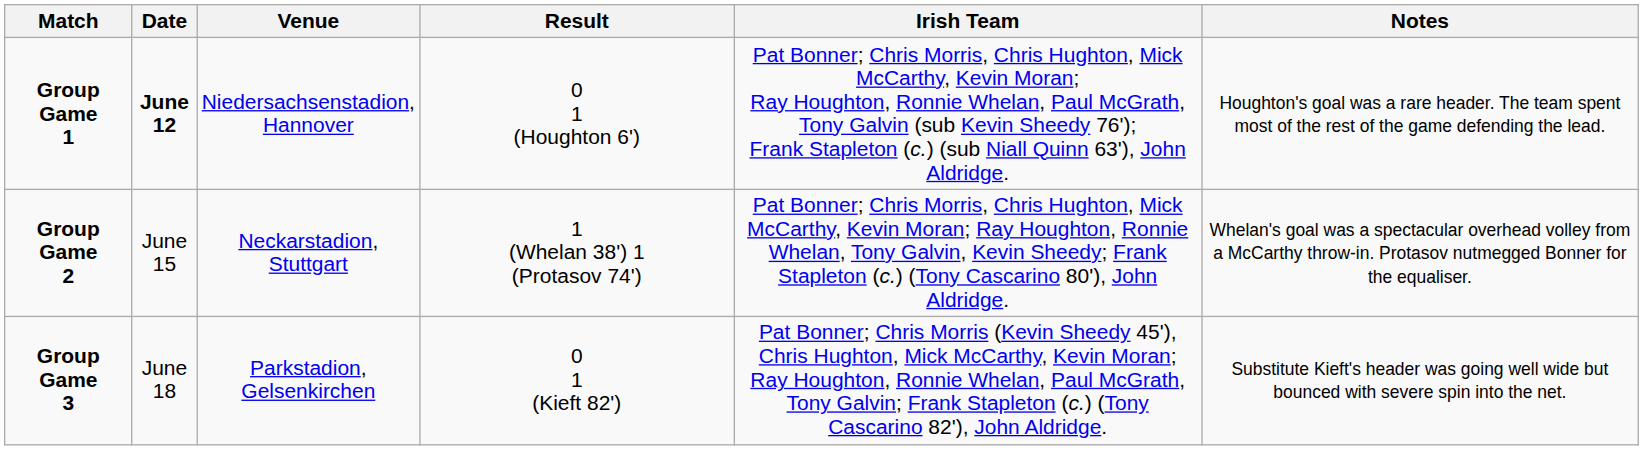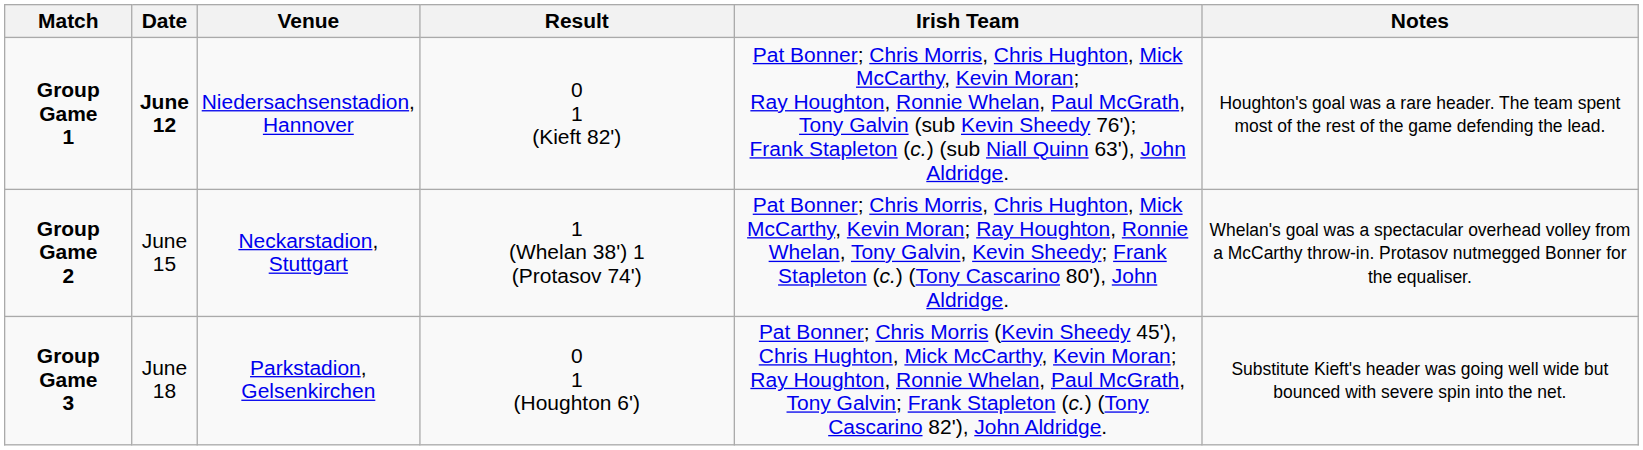(577, 113) 0 1 (Houghton 6') -> (577, 113) 0 1 (Kieft 82')
(577, 380) 0 1 (Kieft 82') -> (577, 380) 0 1 (Houghton 6')
